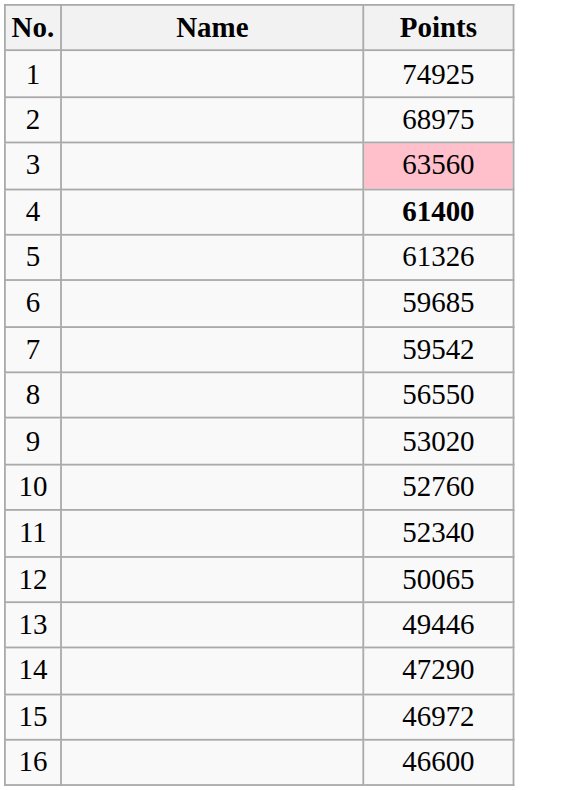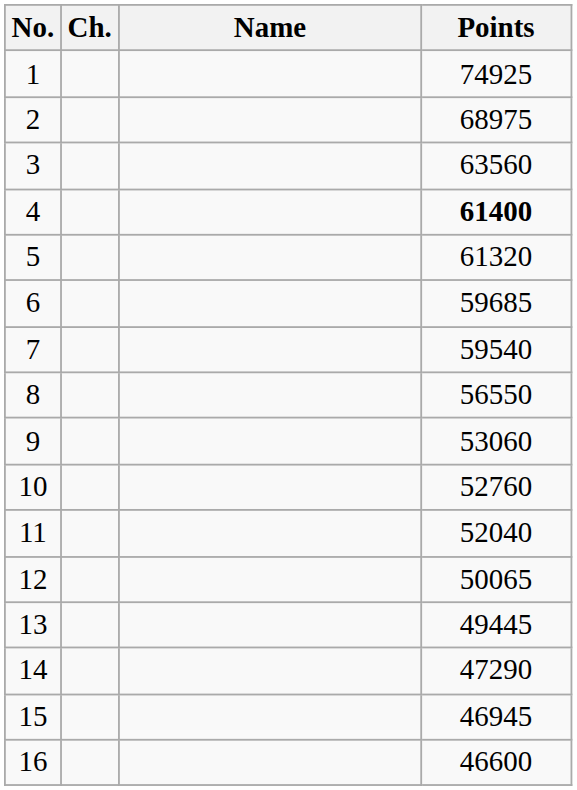+ column: (90, 27)
(438, 165) pink background -> (496, 165) no background
(438, 257) 61326 -> (496, 257) 61320
(438, 348) 59542 -> (496, 348) 59540
(438, 440) 53020 -> (496, 440) 53060
(438, 532) 52340 -> (496, 532) 52040
(438, 624) 49446 -> (496, 624) 49445
(438, 716) 46972 -> (496, 716) 46945
